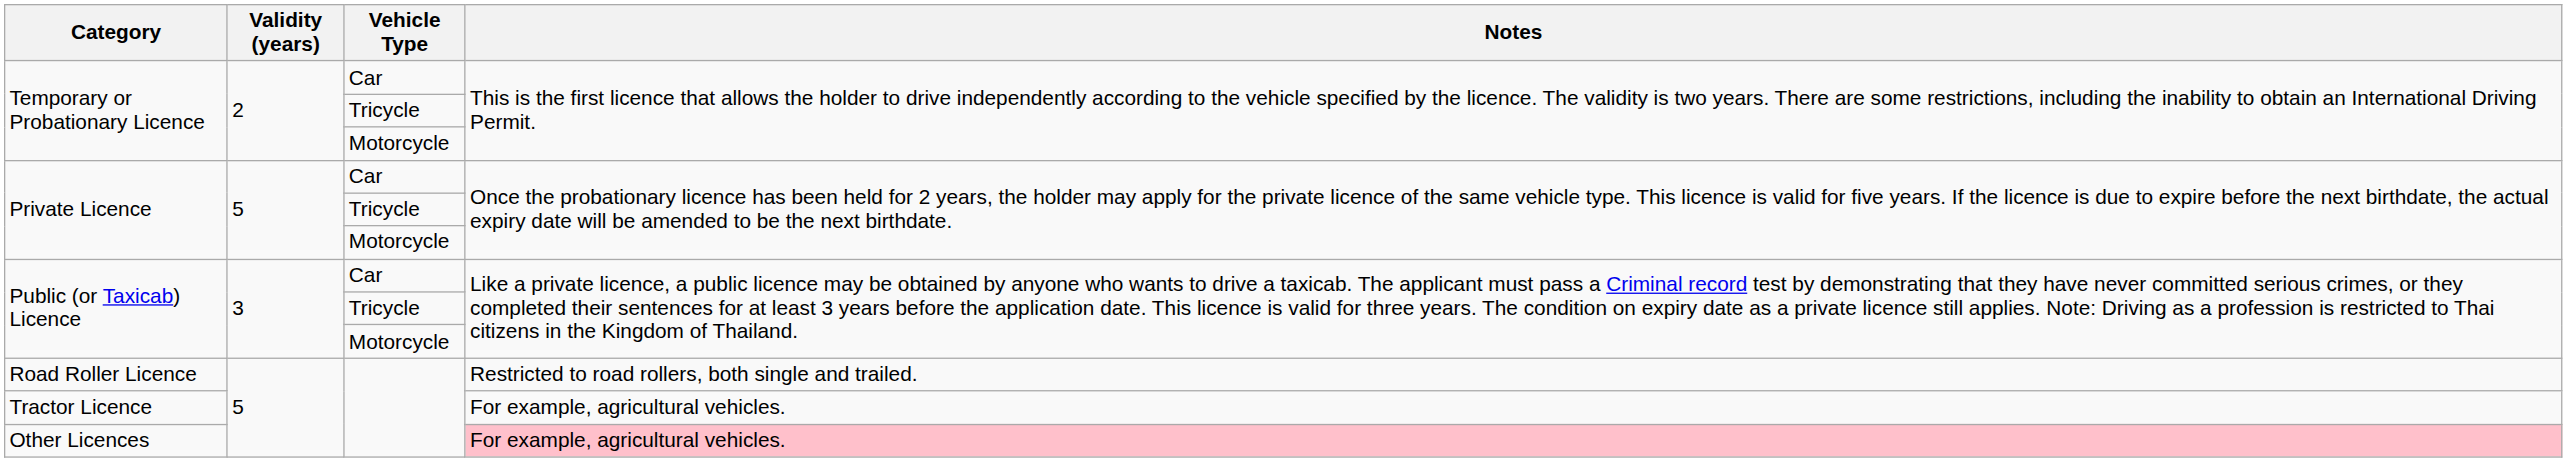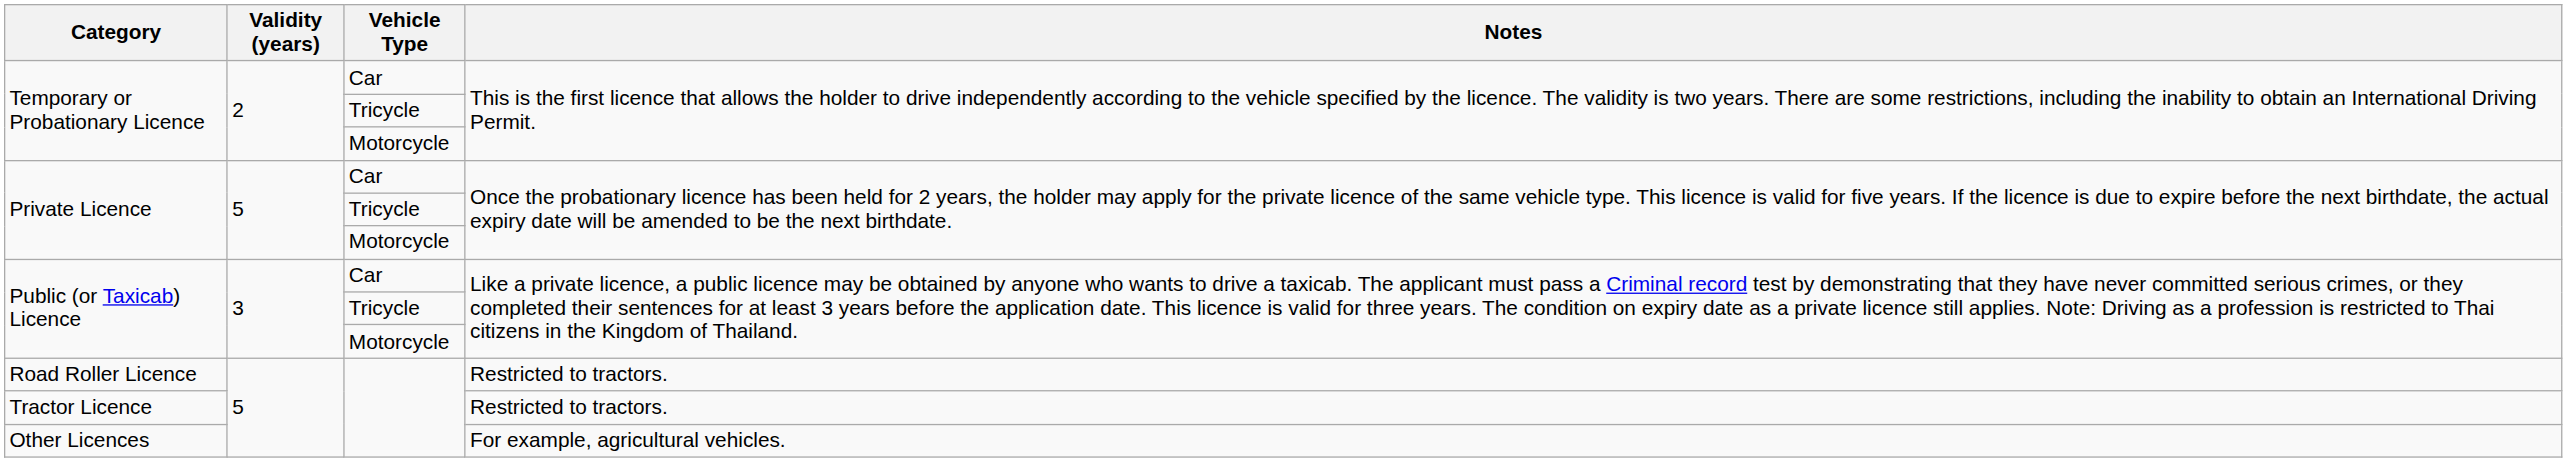(694, 374) Restricted to road rollers, both single and trailed. -> (569, 374) Restricted to tractors.
(628, 407) For example, agricultural vehicles. -> (569, 407) Restricted to tractors.
(628, 440) pink background -> (628, 440) no background
